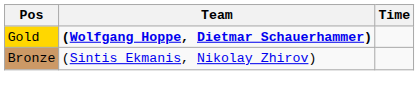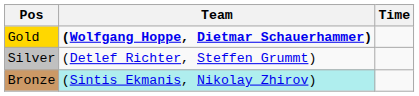+ row: (32, 59)
(189, 59) no background -> (189, 80) paleturquoise background
